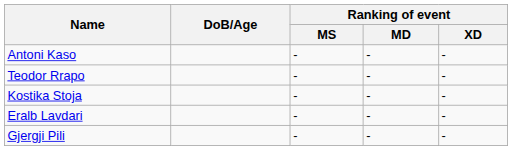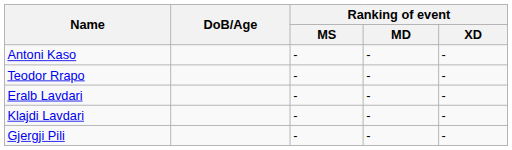- row: (45, 96)
+ row: (46, 116)
